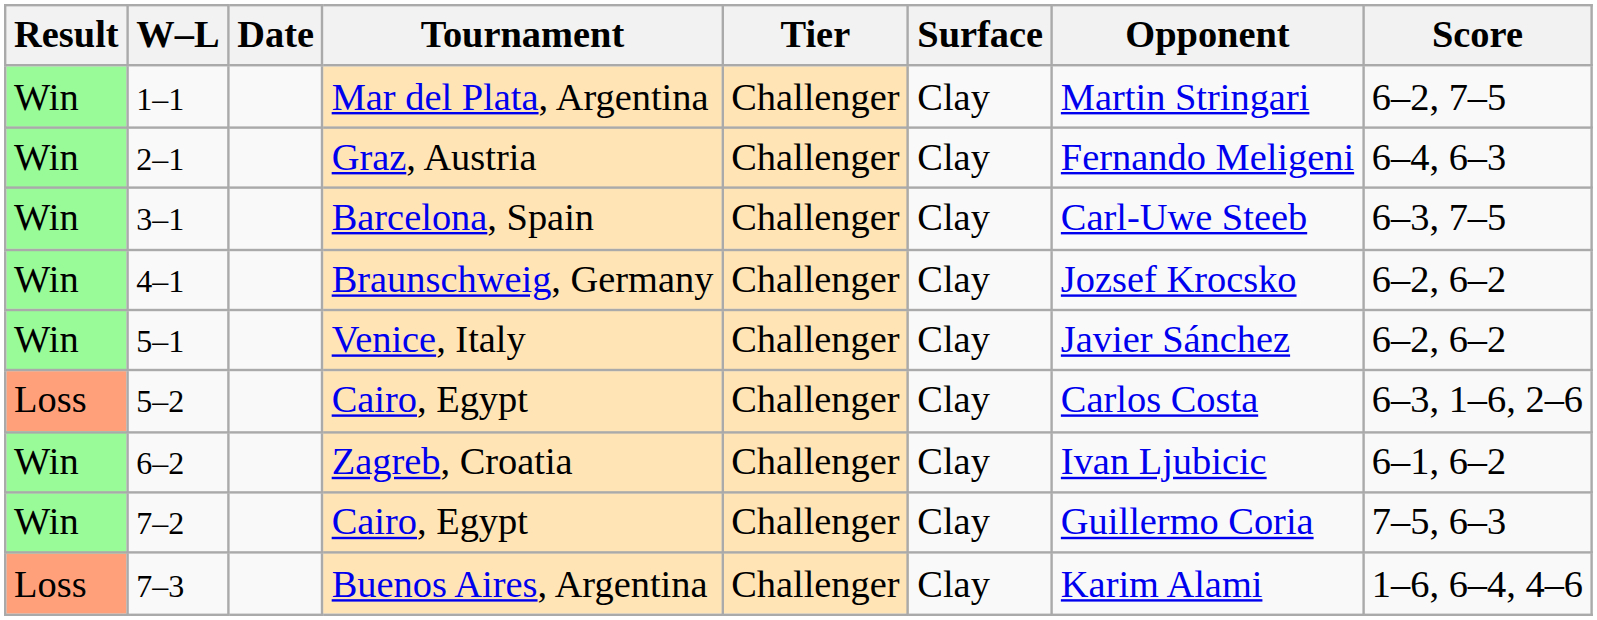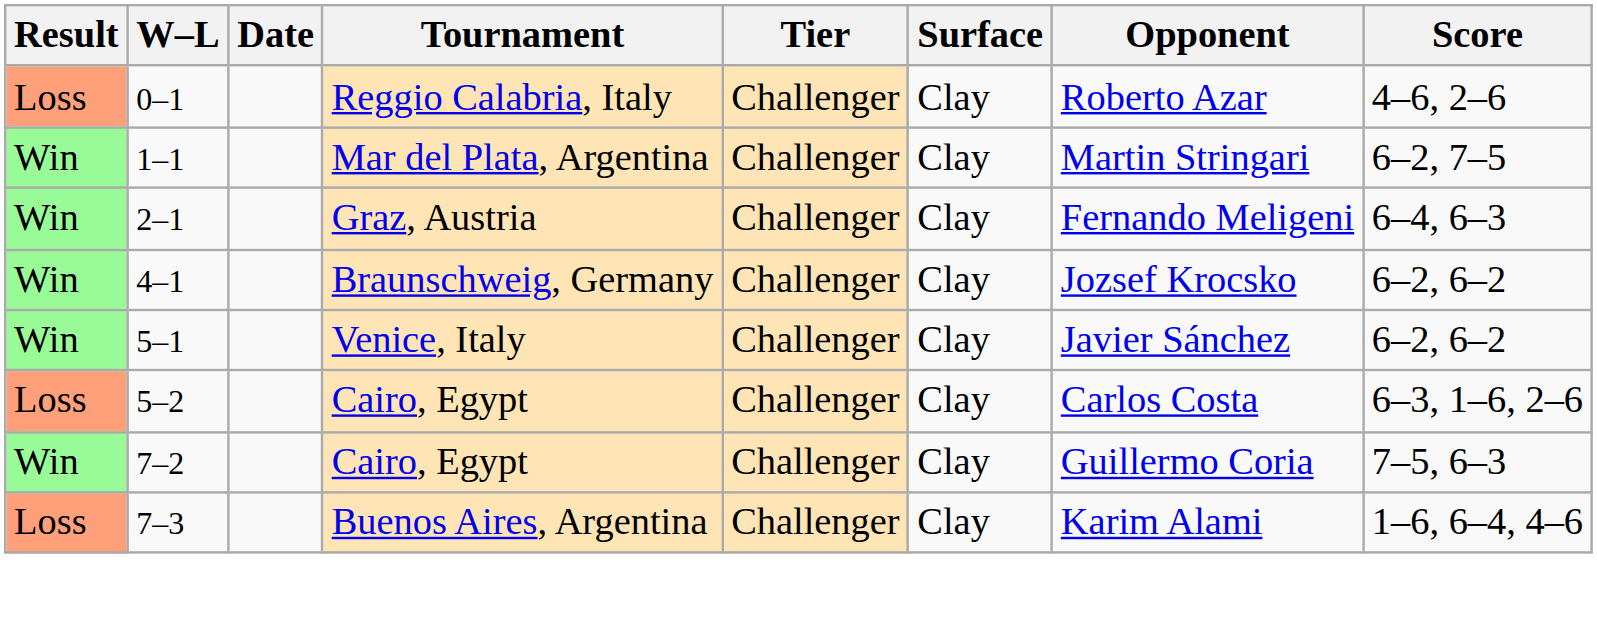+ row: (160, 98)
- row: (160, 220)
- row: (160, 463)
